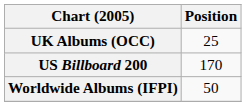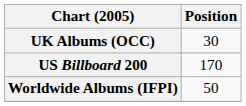(211, 40) 25 -> (211, 40) 30
